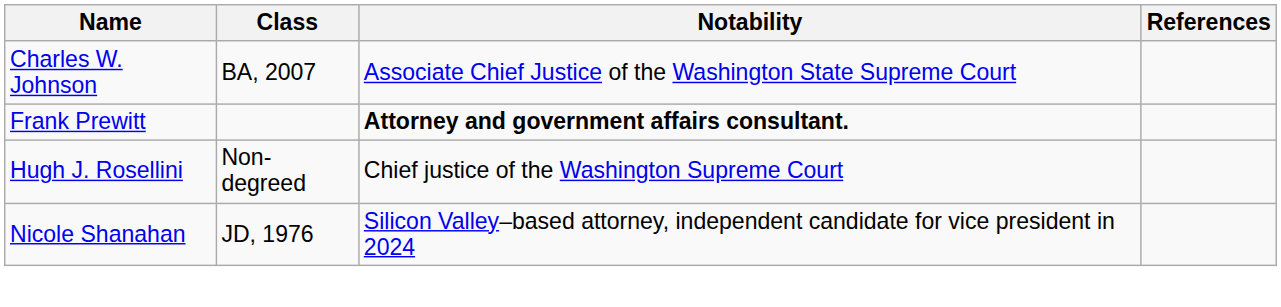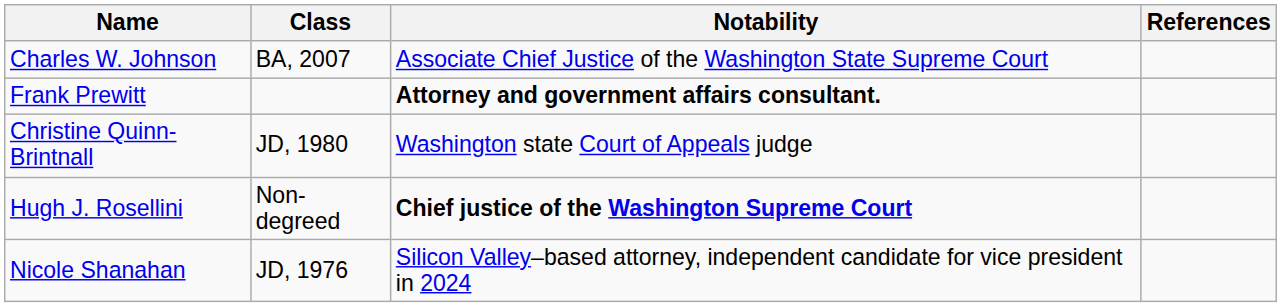+ row: (93, 145)
(604, 171) normal -> (654, 207) bold
